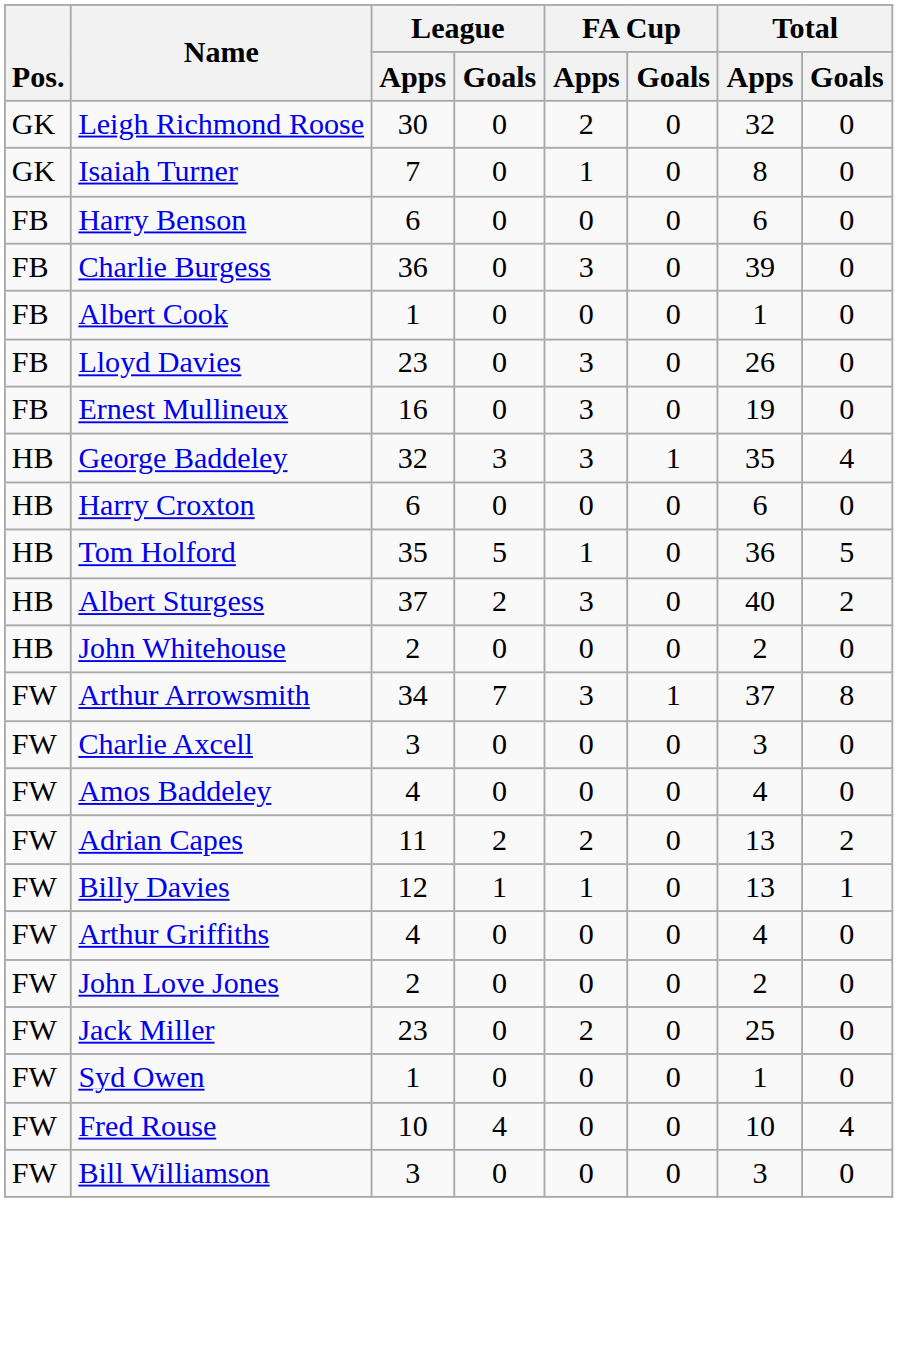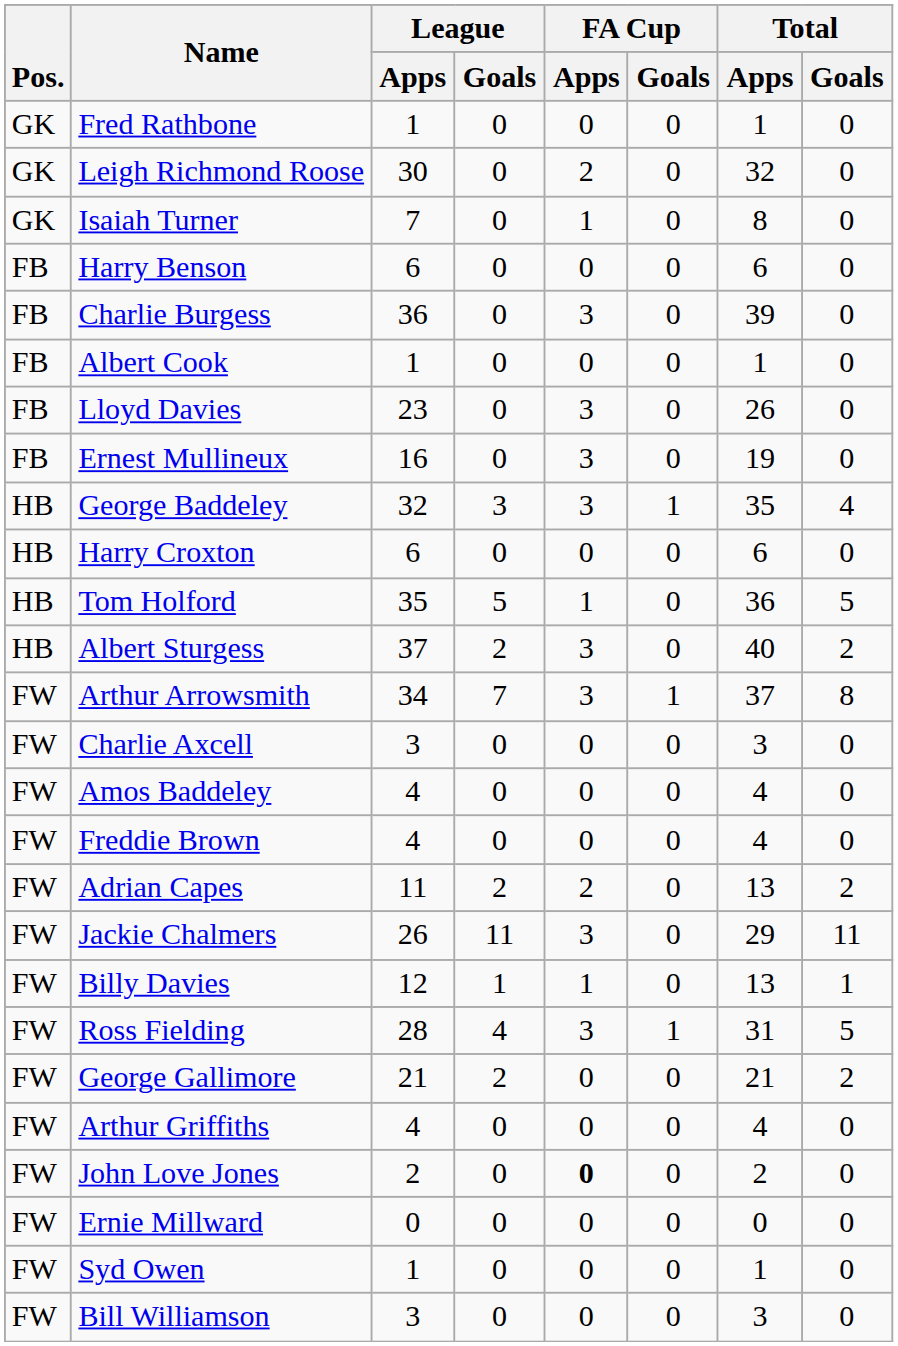+ row: (167, 123)
- row: (182, 648)
+ row: (169, 839)
+ row: (177, 934)
+ row: (162, 1030)
+ row: (187, 1077)
(586, 982) normal -> (586, 1173) bold
- row: (146, 1030)
+ row: (171, 1220)
- row: (147, 1125)
